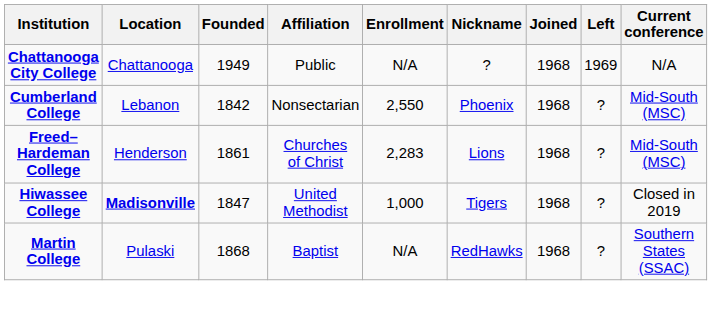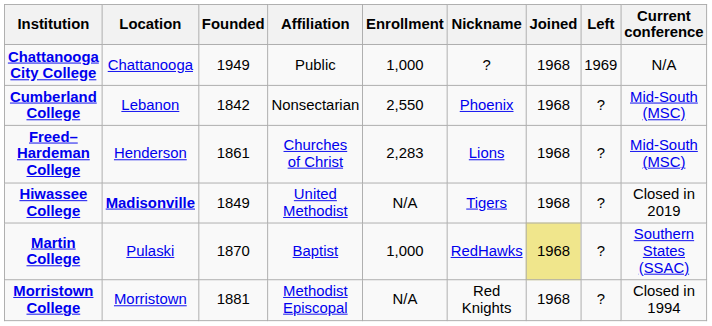(405, 65) N/A -> (405, 65) 1,000
(233, 202) 1847 -> (233, 202) 1849
(405, 202) 1,000 -> (405, 202) N/A
(233, 251) 1868 -> (233, 251) 1870
(405, 251) N/A -> (405, 251) 1,000
(553, 251) no background -> (553, 251) khaki background
+ row: (53, 300)
